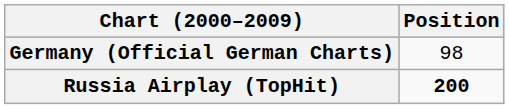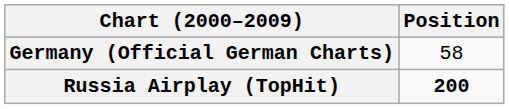(452, 54) 98 -> (452, 54) 58
